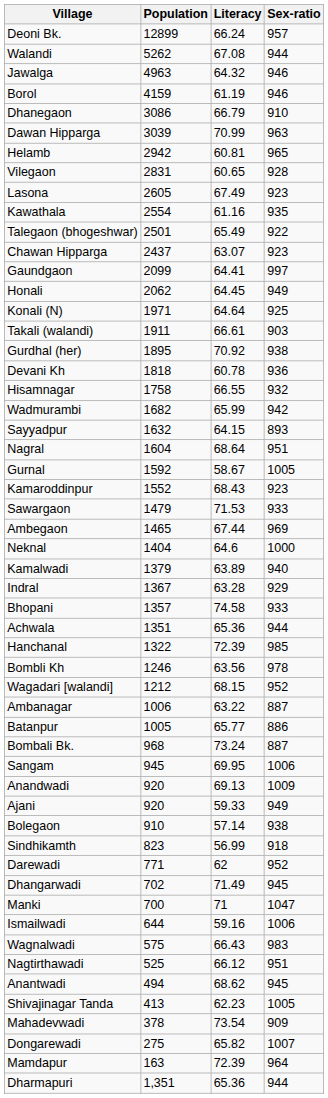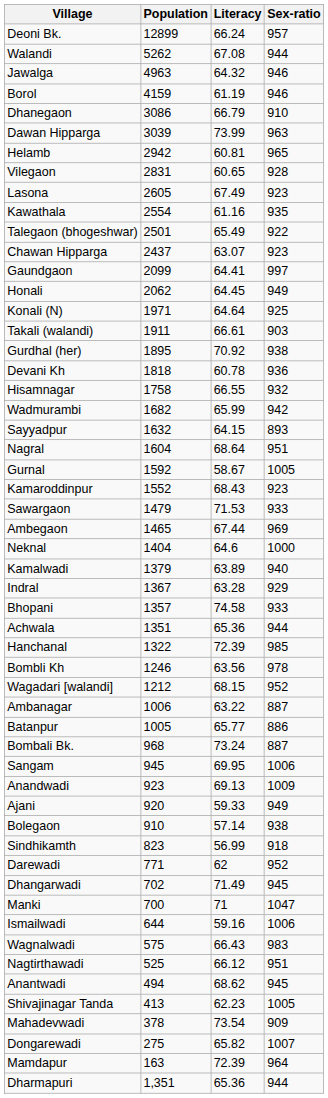(229, 133) 70.99 -> (229, 133) 73.99
(154, 786) 920 -> (154, 786) 923
